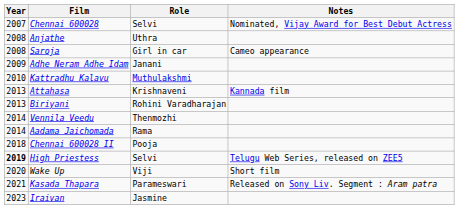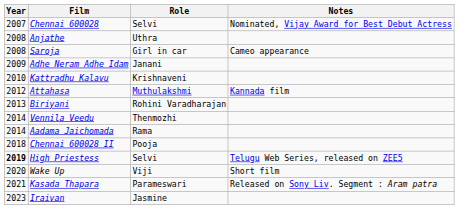(162, 78) Muthulakshmi -> (160, 78) Krishnaveni
(16, 91) 2013 -> (16, 91) 2012
(160, 91) Krishnaveni -> (162, 91) Muthulakshmi
